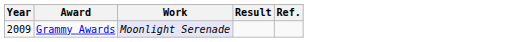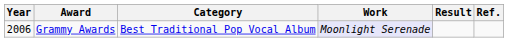+ column: (218, 13)
(19, 29) 2009 -> (19, 29) 2006
